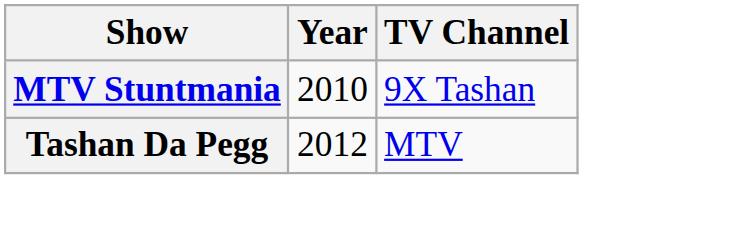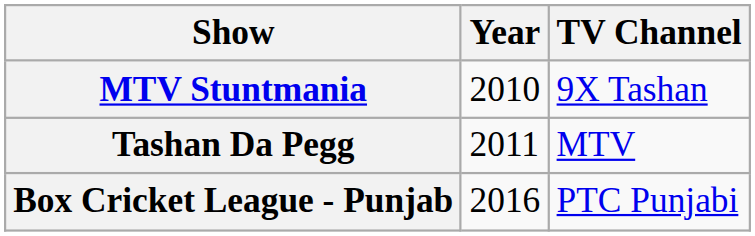(332, 144) 2012 -> (504, 144) 2011
+ row: (233, 200)
